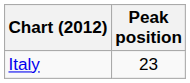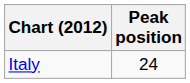(149, 64) 23 -> (149, 64) 24
